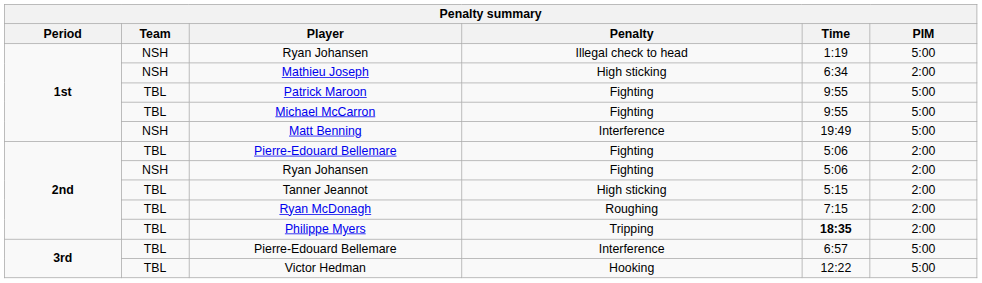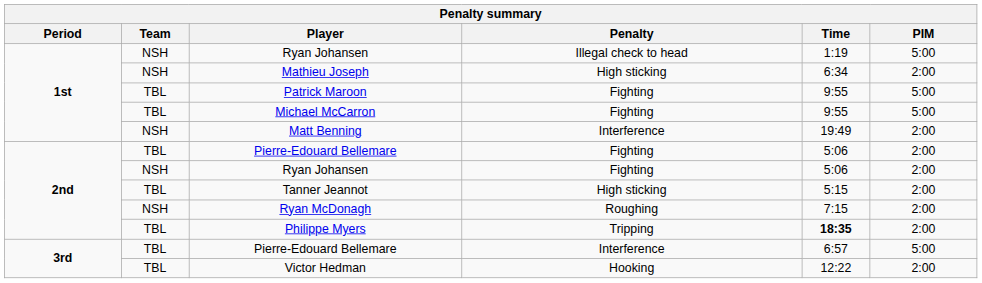(923, 131) 5:00 -> (923, 131) 2:00
(155, 209) TBL -> (155, 209) NSH
(923, 268) 5:00 -> (923, 268) 2:00
